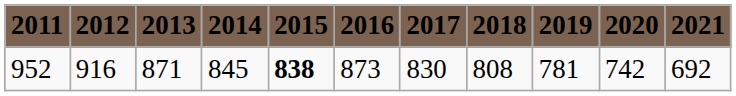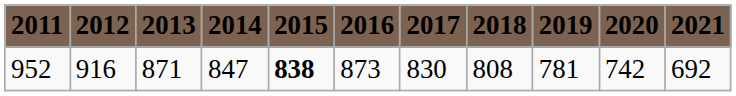(228, 68) 845 -> (228, 68) 847
